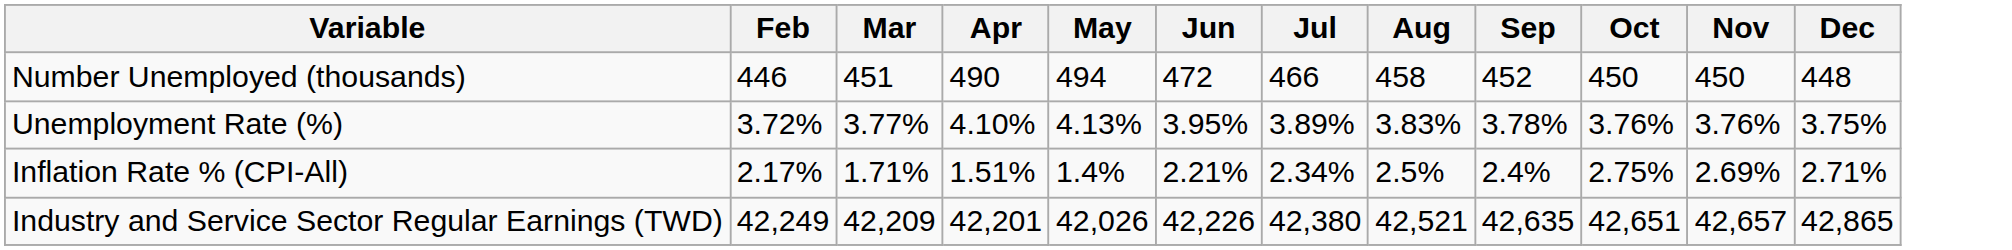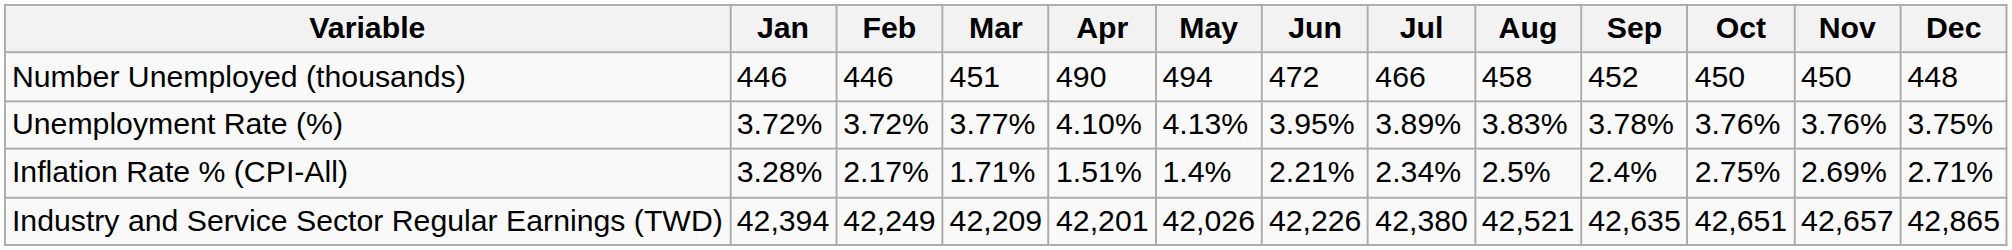+ column: (783, 28)
